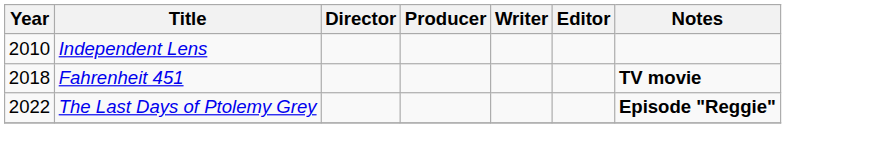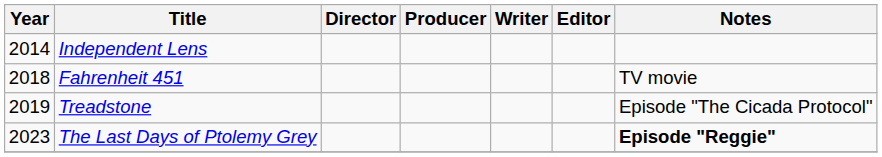(30, 48) 2010 -> (30, 48) 2014
(660, 78) bold -> (658, 78) normal
+ row: (105, 107)
(30, 107) 2022 -> (30, 136) 2023
